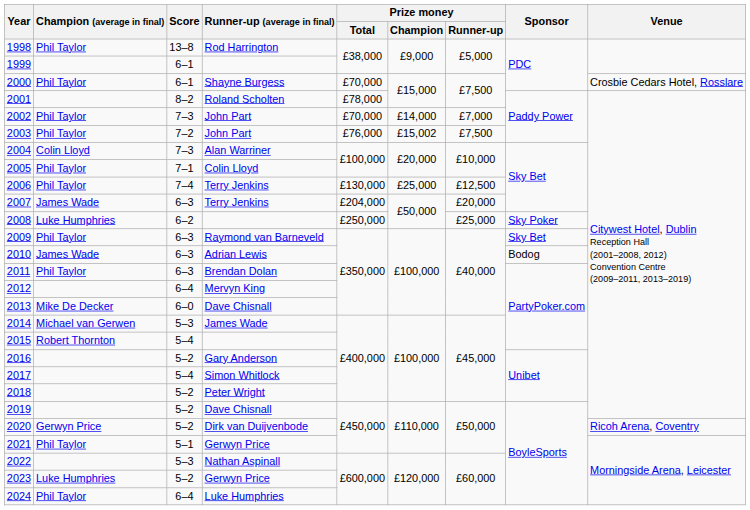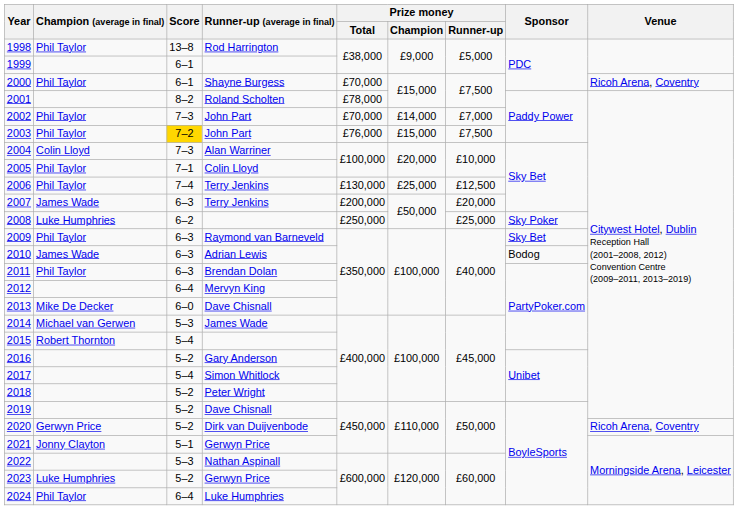(667, 82) Crosbie Cedars Hotel, Rosslare -> (644, 82) Ricoh Arena, Coventry
(184, 133) no background -> (184, 133) gold background
(417, 133) £15,002 -> (417, 133) £15,000
(362, 202) £204,000 -> (362, 202) £200,000
(61, 444) Phil Taylor -> (71, 444) Jonny Clayton
